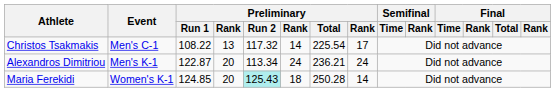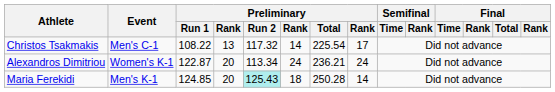(134, 63) Men's K-1 -> (142, 63) Women's K-1
(142, 80) Women's K-1 -> (134, 80) Men's K-1
